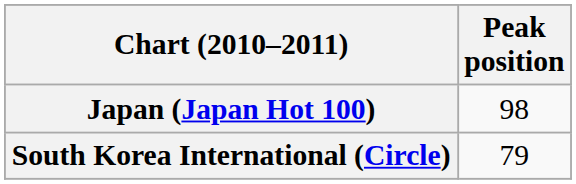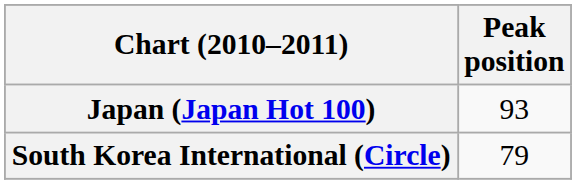(514, 108) 98 -> (514, 108) 93
